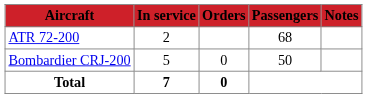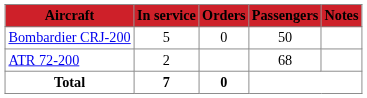rows swapped: (44, 37) <-> (70, 60)
